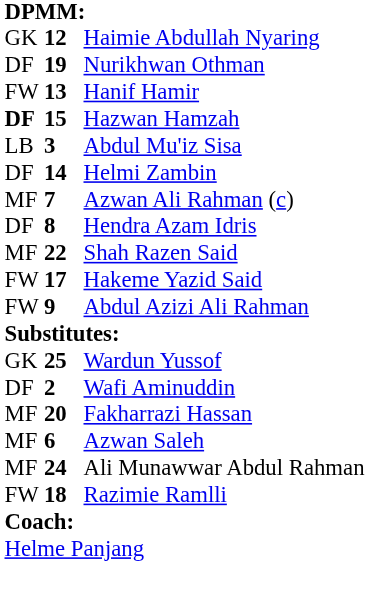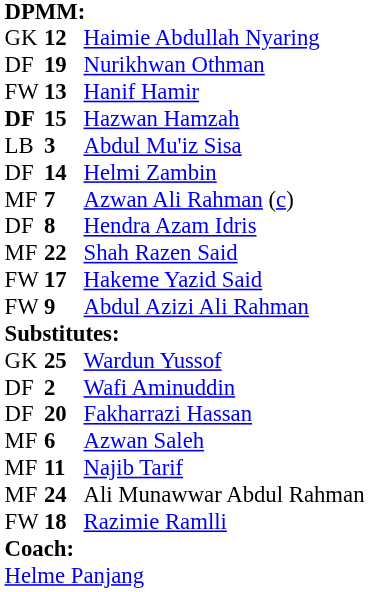(21, 414) MF -> (19, 414) DF
+ row: (133, 467)
